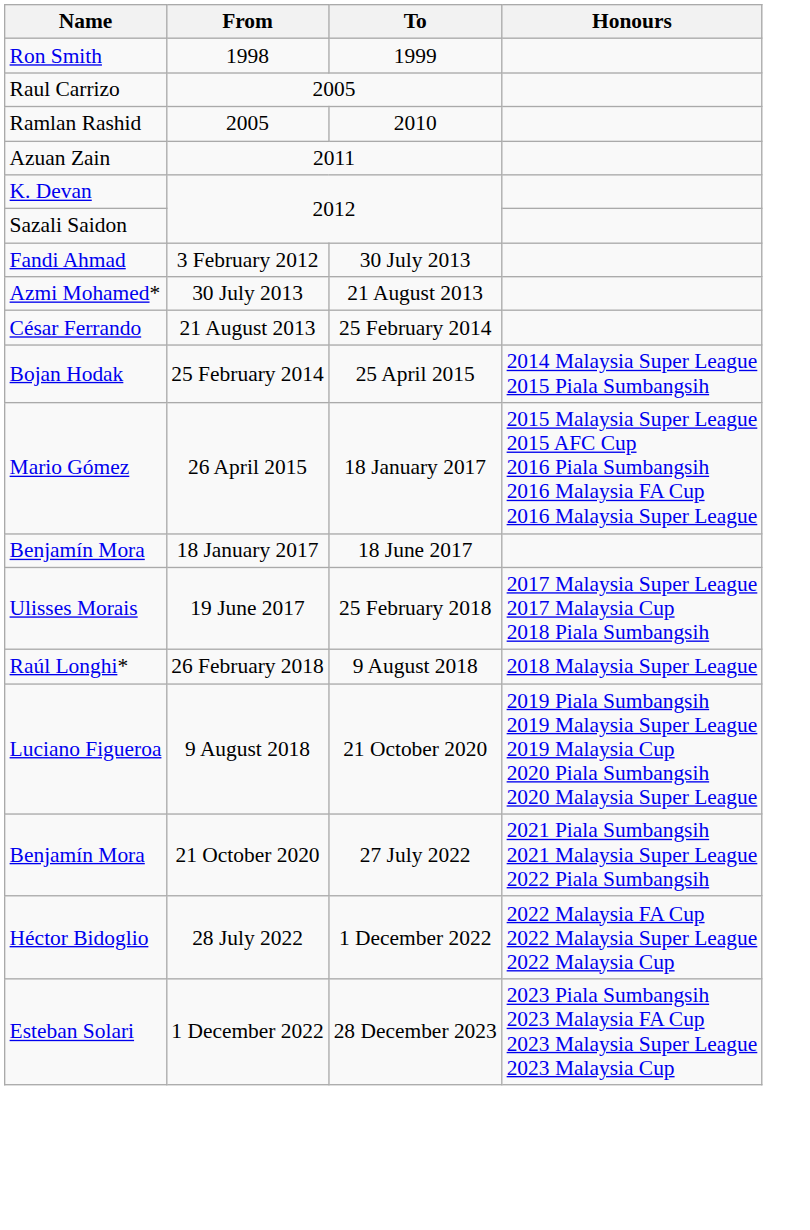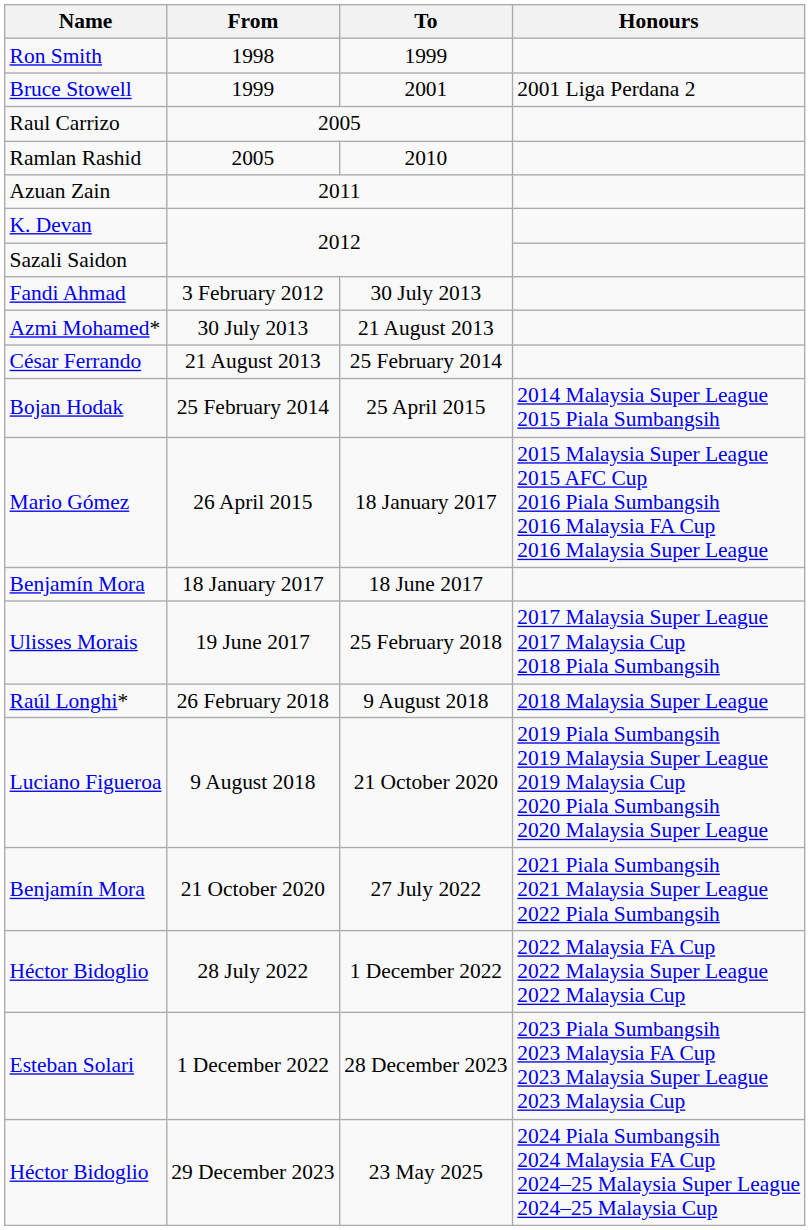+ row: (71, 89)
+ row: (79, 1171)
